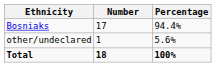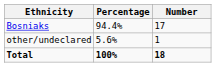columns swapped: (123, 12) <-> (182, 12)
